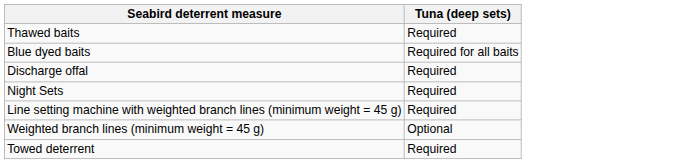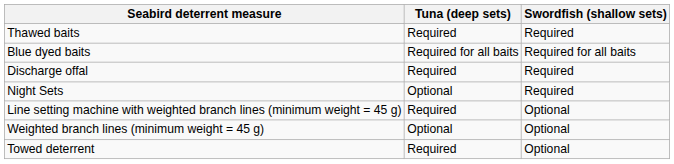+ column: (596, 14)
(432, 91) Required -> (430, 91) Optional
